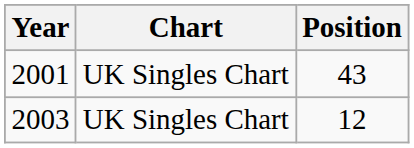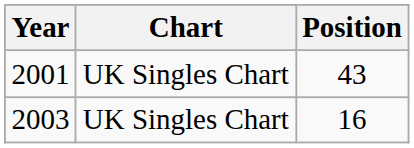(352, 119) 12 -> (352, 119) 16
